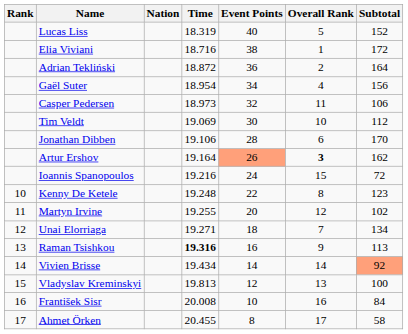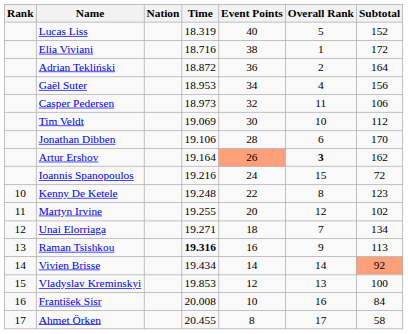(200, 85) 18.954 -> (200, 85) 18.953
(200, 283) 19.813 -> (200, 283) 19.853
